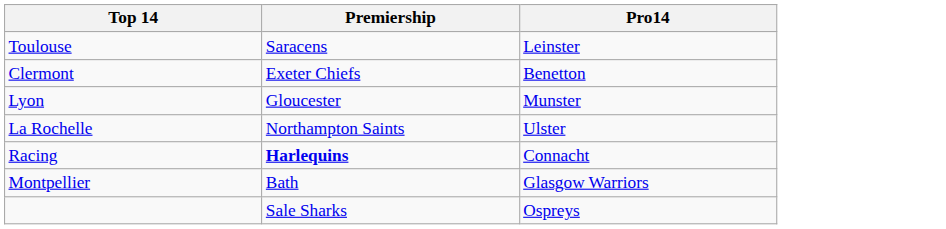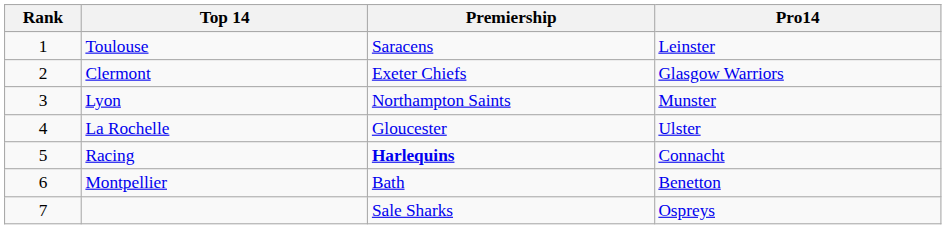+ column: (43, 18)
(554, 73) Benetton -> (721, 73) Glasgow Warriors
(303, 100) Gloucester -> (441, 100) Northampton Saints
(335, 127) Northampton Saints -> (409, 127) Gloucester
(586, 182) Glasgow Warriors -> (690, 182) Benetton
